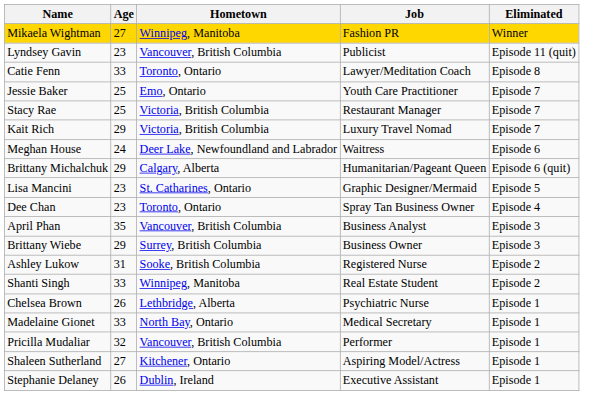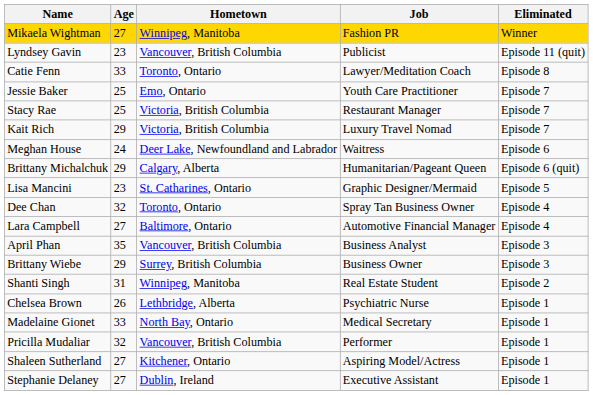(120, 206) 23 -> (120, 206) 32
+ row: (43, 226)
- row: (43, 264)
(120, 284) 33 -> (120, 284) 31
(120, 380) 26 -> (120, 380) 27
